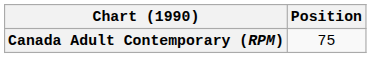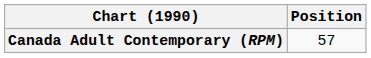(326, 41) 75 -> (326, 41) 57
